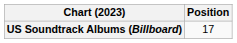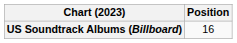(208, 30) 17 -> (208, 30) 16
